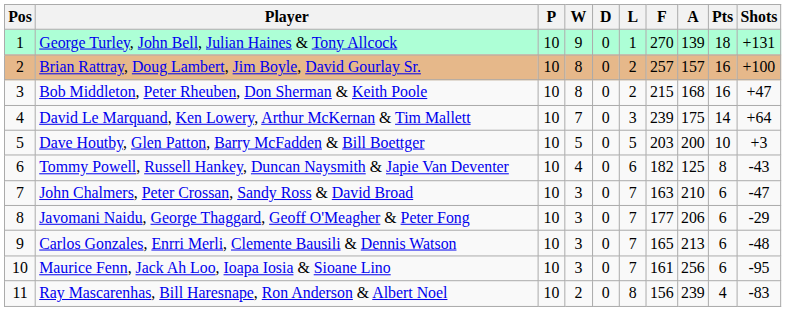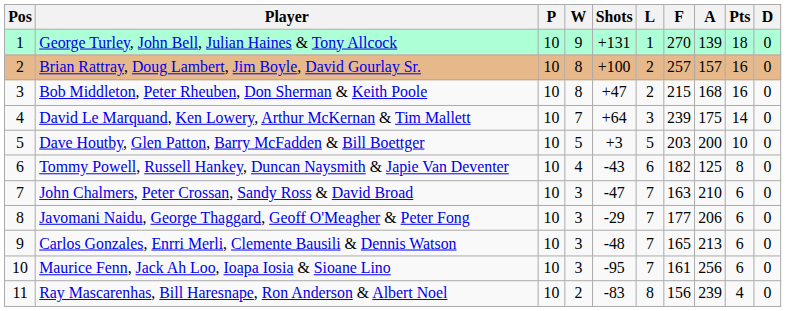columns swapped: (606, 17) <-> (759, 17)
